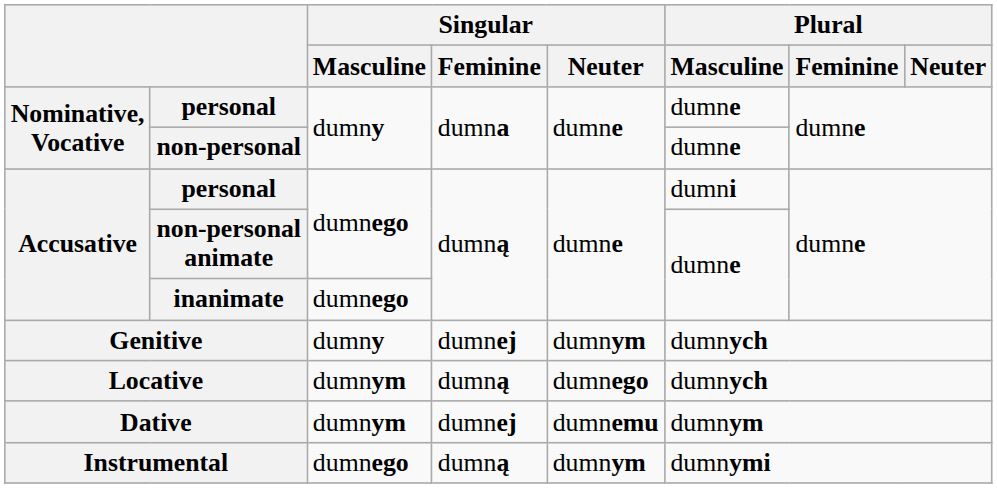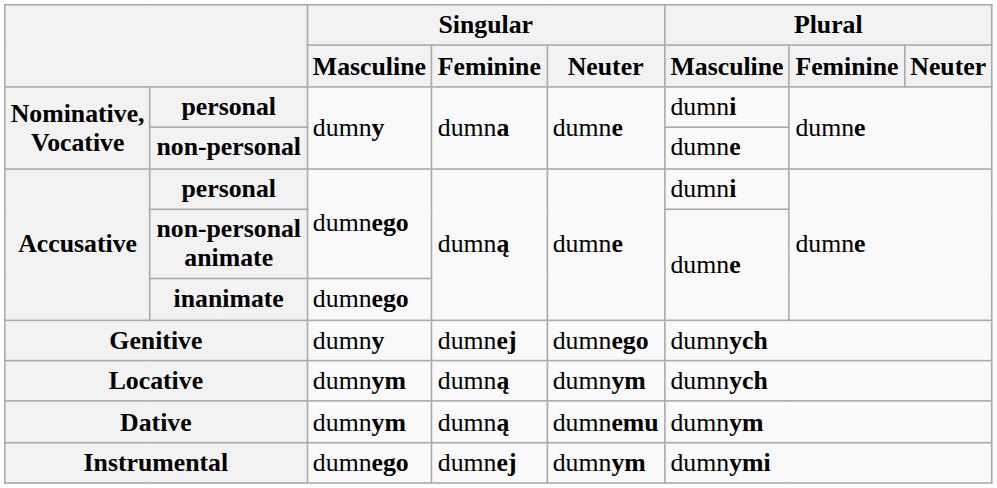(706, 106) dumne -> (703, 106) dumni
(599, 339) dumnym -> (601, 339) dumnego
(601, 380) dumnego -> (599, 380) dumnym
(477, 421) dumnej -> (474, 421) dumną
(474, 462) dumną -> (477, 462) dumnej
